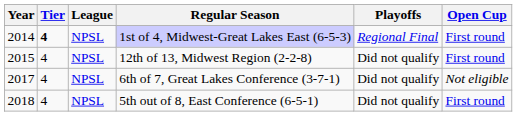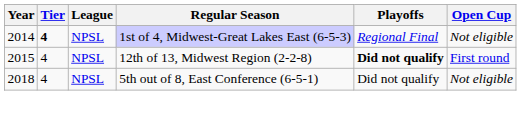(475, 36) First round -> (482, 36) Not eligible
(398, 57) normal -> (400, 57) bold
- row: (229, 79)
(475, 100) First round -> (482, 79) Not eligible
